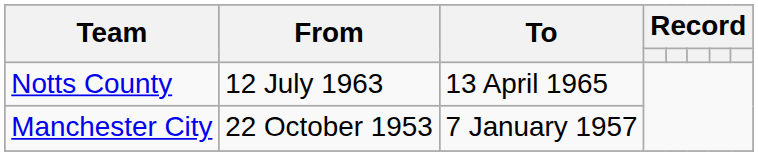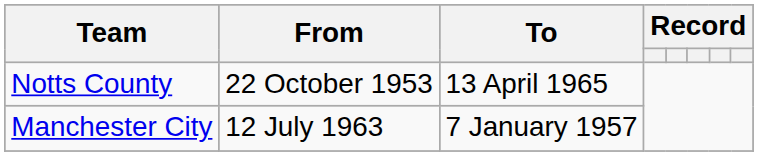(304, 83) 12 July 1963 -> (329, 83) 22 October 1953
(329, 127) 22 October 1953 -> (304, 127) 12 July 1963
